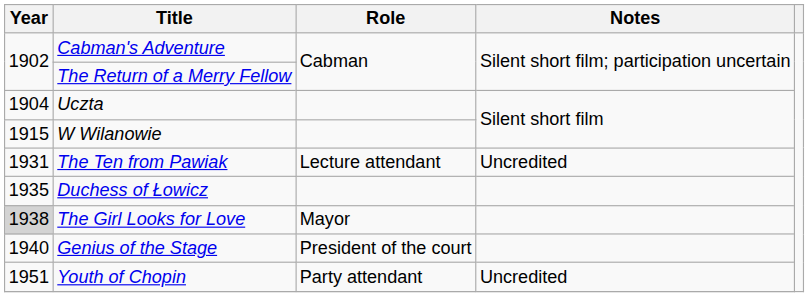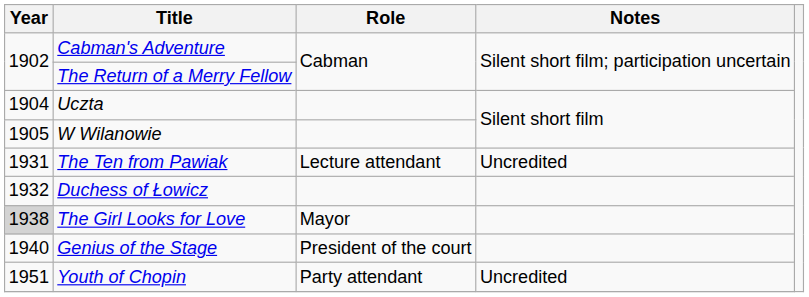(29, 133) 1915 -> (29, 133) 1905
(29, 190) 1935 -> (29, 190) 1932
